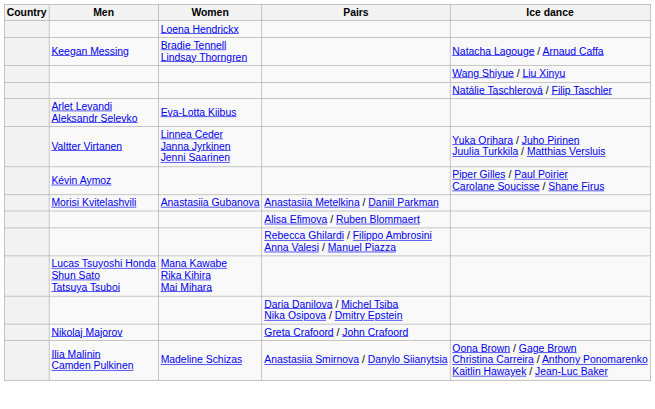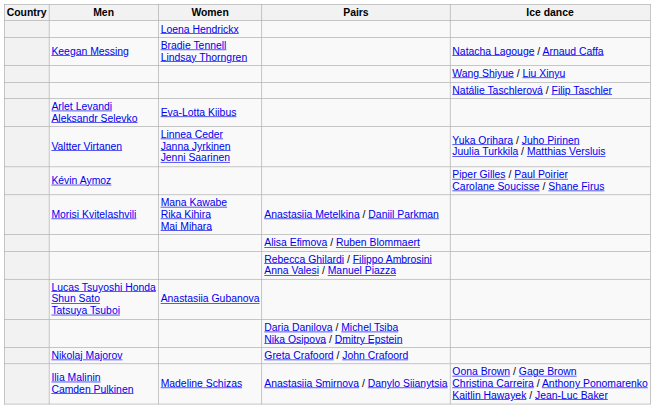(210, 203) Anastasiia Gubanova -> (194, 214) Mana Kawabe Rika Kihira Mai Mihara
(194, 276) Mana Kawabe Rika Kihira Mai Mihara -> (210, 299) Anastasiia Gubanova
